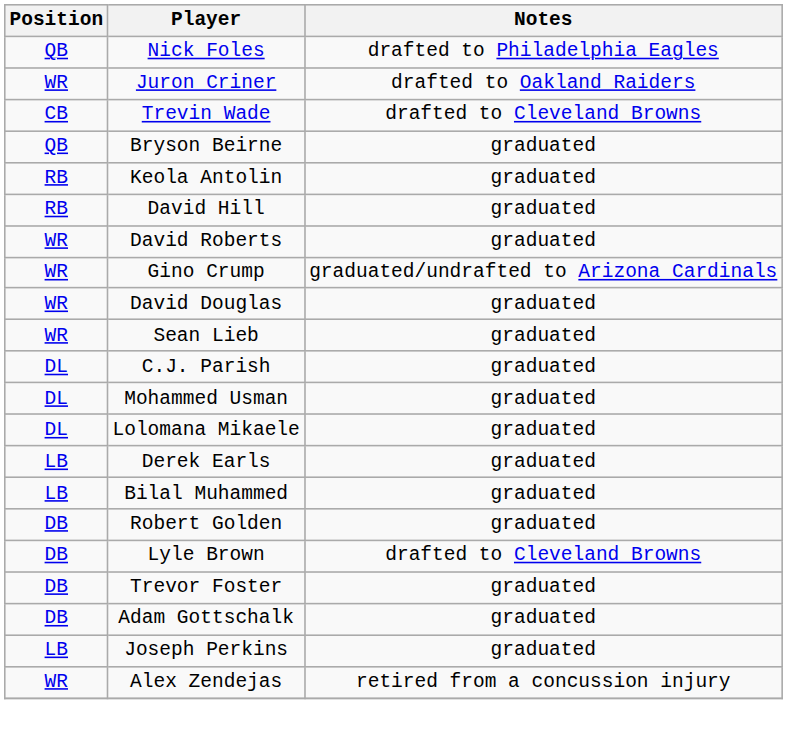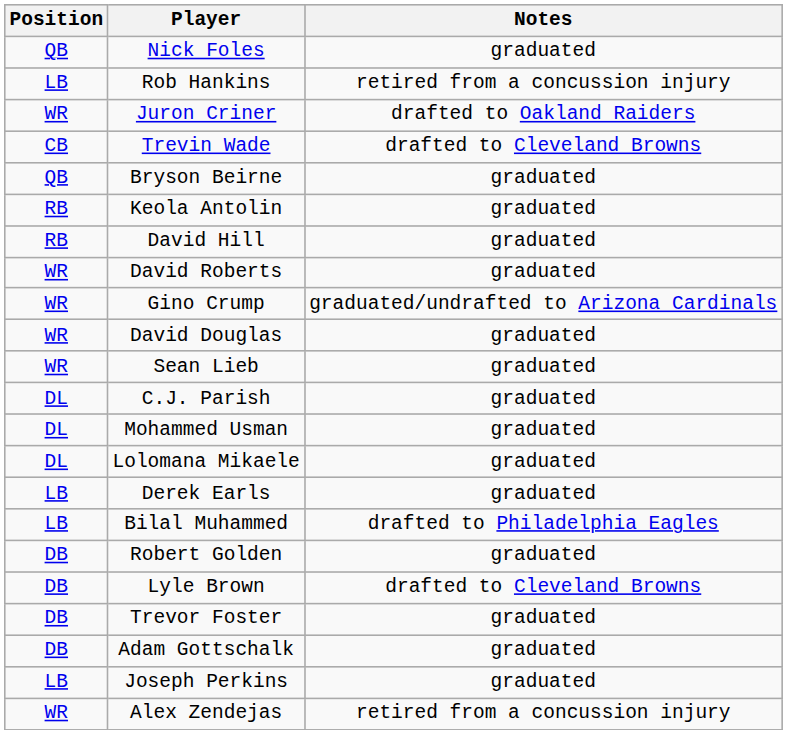(543, 52) drafted to Philadelphia Eagles -> (543, 52) graduated
+ row: (206, 84)
(543, 493) graduated -> (543, 525) drafted to Philadelphia Eagles
